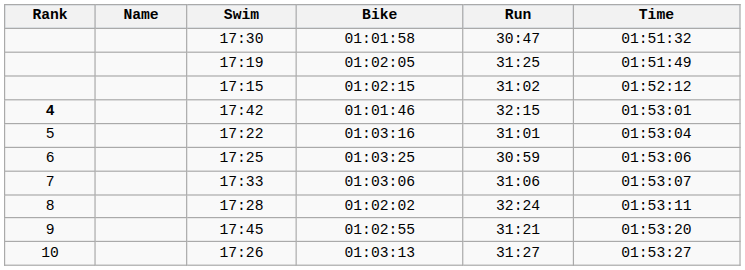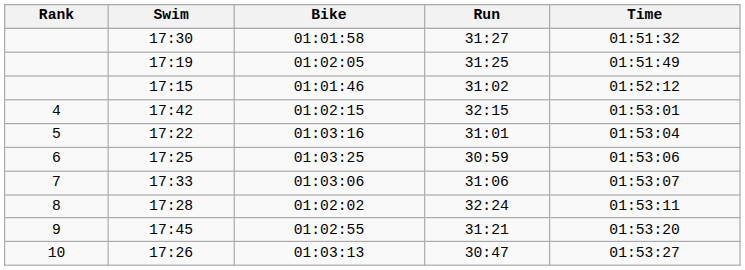- column: (141, 17)
(518, 41) 30:47 -> (487, 41) 31:27
(380, 88) 01:02:15 -> (329, 88) 01:01:46
(50, 112) bold -> (56, 112) normal
(380, 112) 01:01:46 -> (329, 112) 01:02:15
(518, 254) 31:27 -> (487, 254) 30:47
